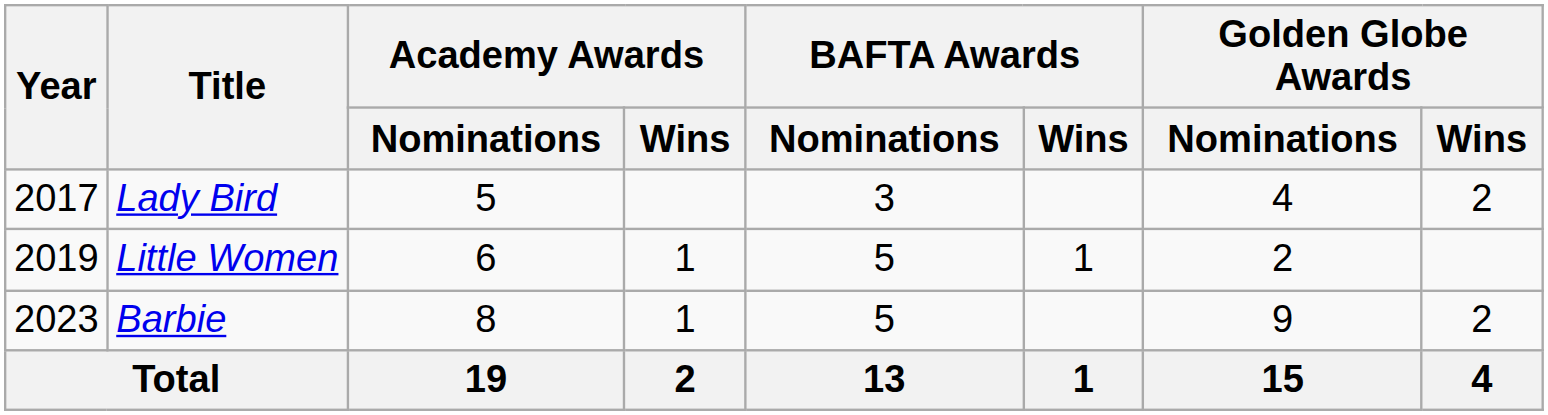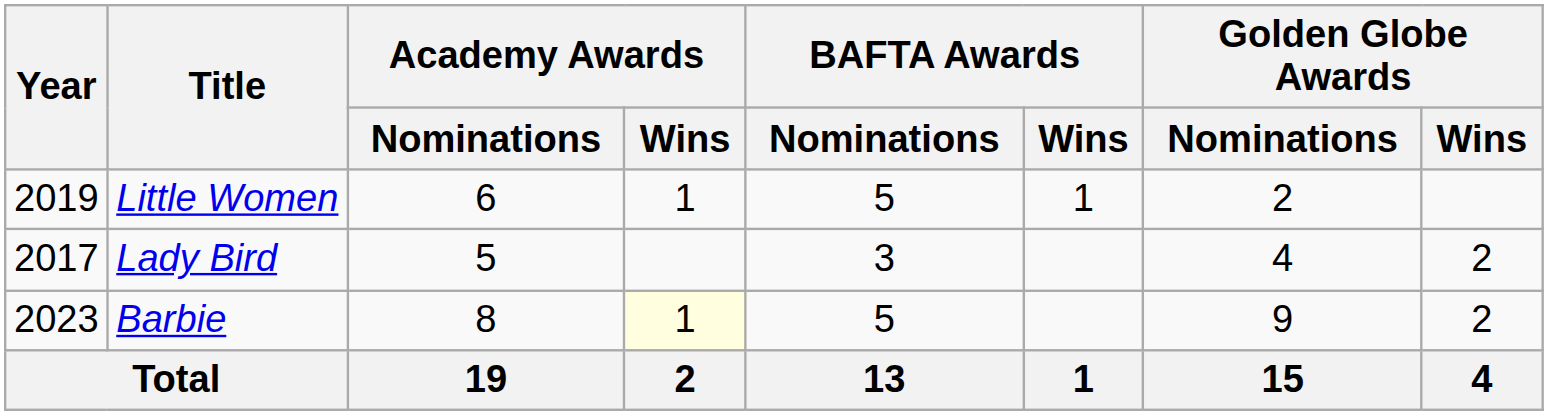rows swapped: (197, 198) <-> (227, 258)
(685, 319) no background -> (685, 319) lightyellow background
